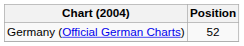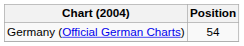(213, 32) 52 -> (213, 32) 54
